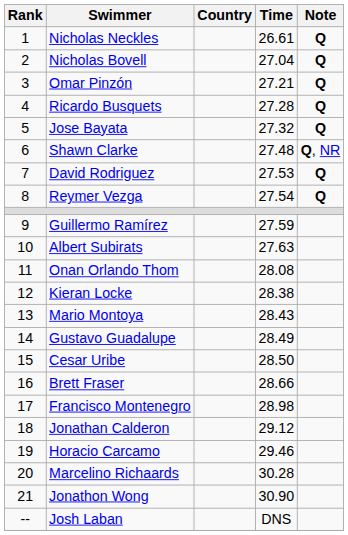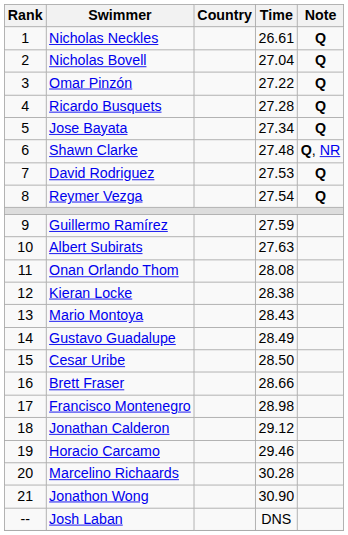(276, 83) 27.21 -> (276, 83) 27.22
(276, 128) 27.32 -> (276, 128) 27.34
